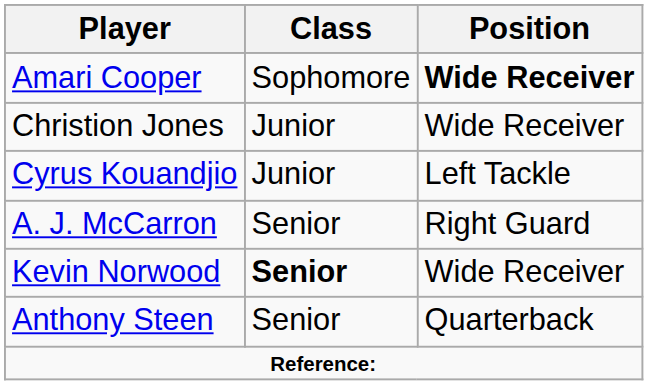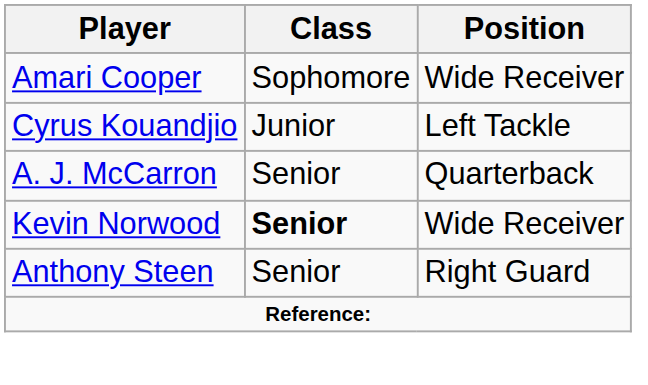(529, 77) bold -> (524, 77) normal
- row: (118, 126)
(507, 223) Right Guard -> (509, 175) Quarterback
(509, 321) Quarterback -> (507, 272) Right Guard
